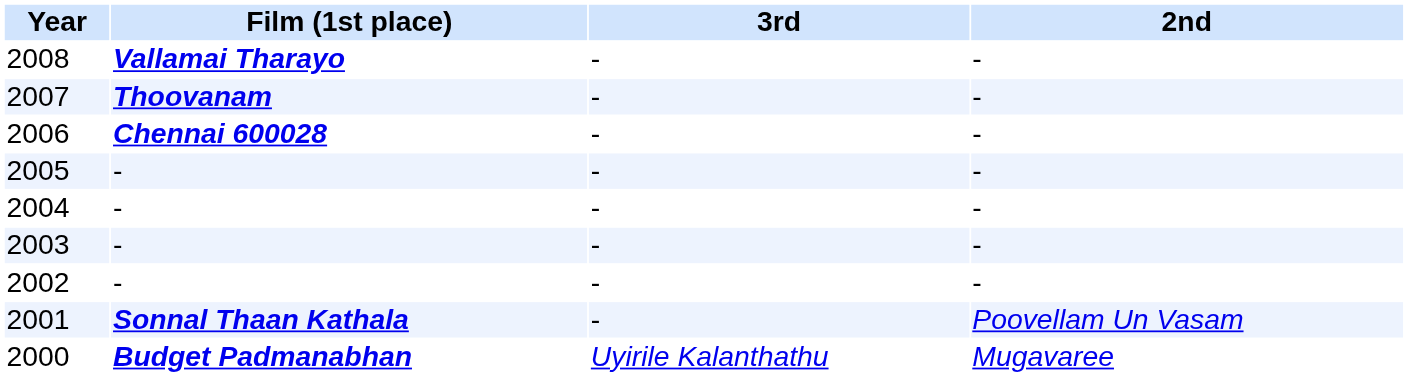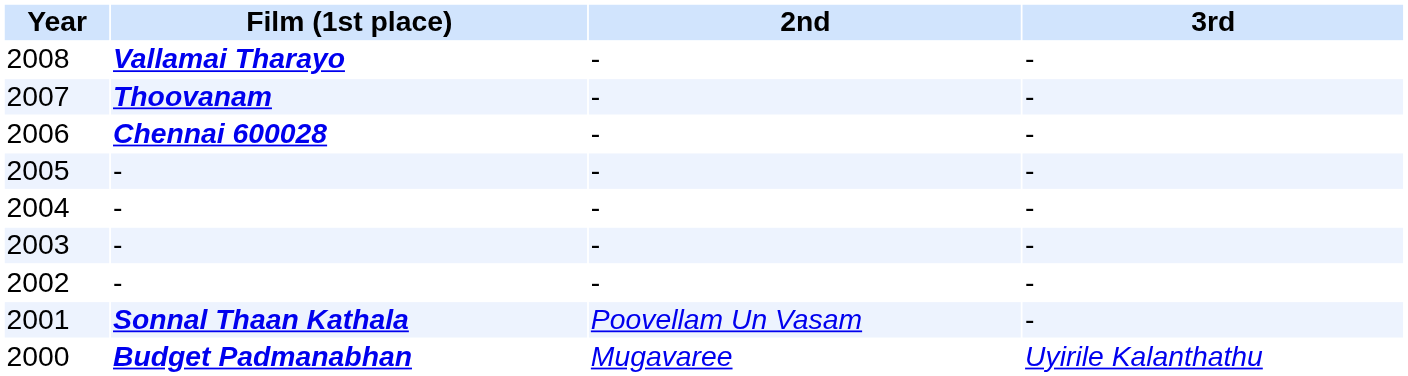columns swapped: (1187, 22) <-> (779, 22)
